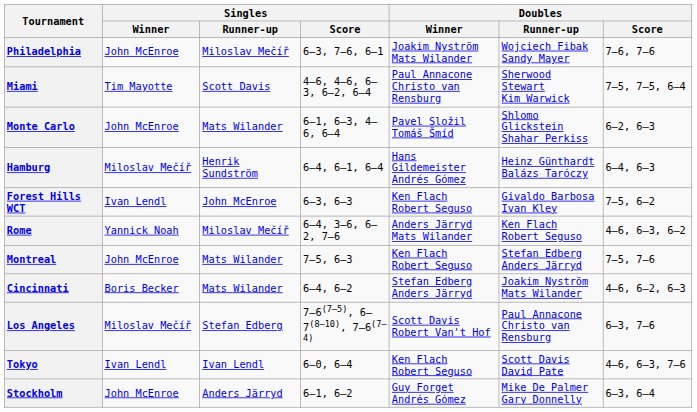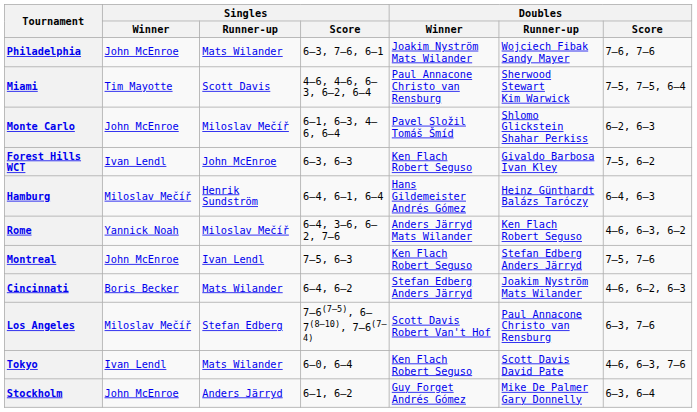(246, 52) Miloslav Mečíř -> (242, 52) Mats Wilander
(242, 127) Mats Wilander -> (246, 127) Miloslav Mečíř
rows swapped: (28, 168) <-> (44, 202)
(242, 259) Mats Wilander -> (233, 259) Ivan Lendl
(233, 365) Ivan Lendl -> (242, 365) Mats Wilander
